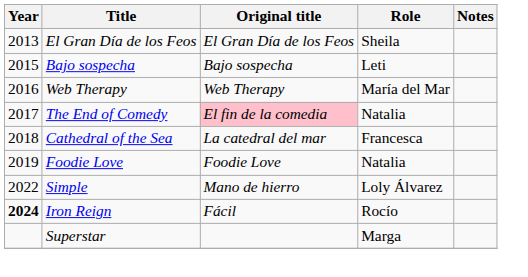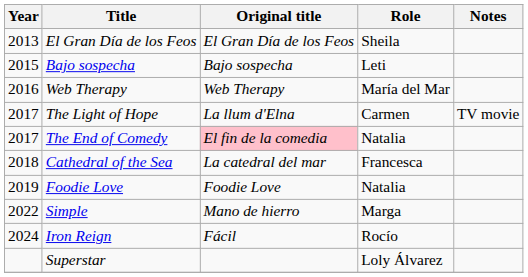+ row: (102, 114)
(402, 187) Loly Álvarez -> (381, 211) Marga
(23, 211) bold -> (23, 235) normal
(381, 235) Marga -> (402, 260) Loly Álvarez
